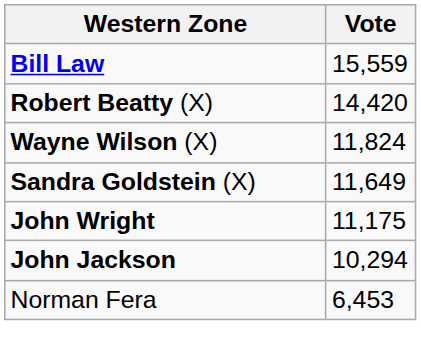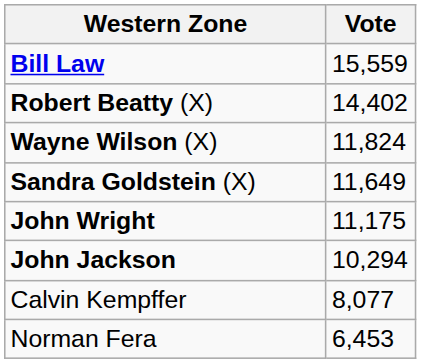(370, 102) 14,420 -> (370, 102) 14,402
+ row: (98, 299)
